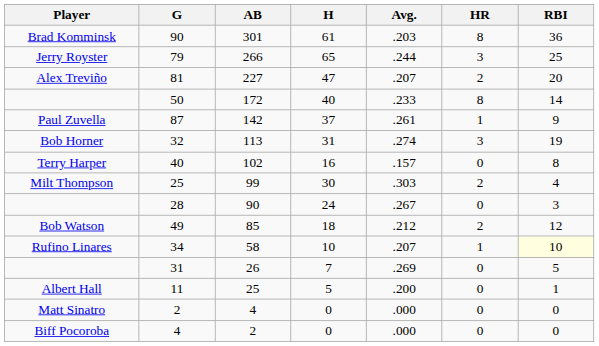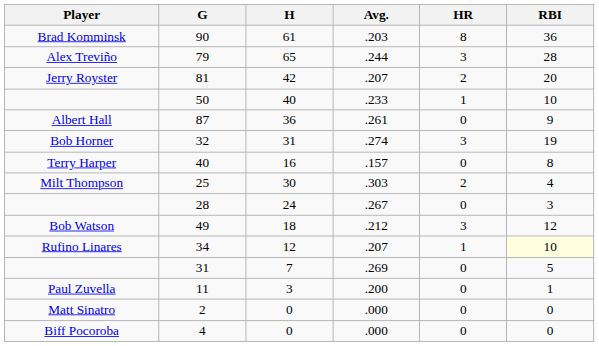- column: (253, 15)
(72, 57) Jerry Royster -> (82, 57) Alex Treviño
(556, 57) 25 -> (550, 57) 28
(72, 78) Alex Treviño -> (82, 78) Jerry Royster
(328, 78) 47 -> (289, 78) 42
(480, 99) 8 -> (463, 99) 1
(556, 99) 14 -> (550, 99) 10
(72, 120) Paul Zuvella -> (82, 120) Albert Hall
(328, 120) 37 -> (289, 120) 36
(480, 120) 1 -> (463, 120) 0
(480, 225) 2 -> (463, 225) 3
(328, 246) 10 -> (289, 246) 12
(72, 288) Albert Hall -> (82, 288) Paul Zuvella
(328, 288) 5 -> (289, 288) 3
